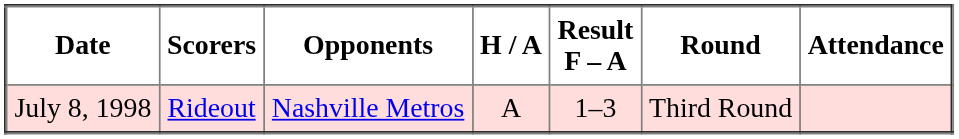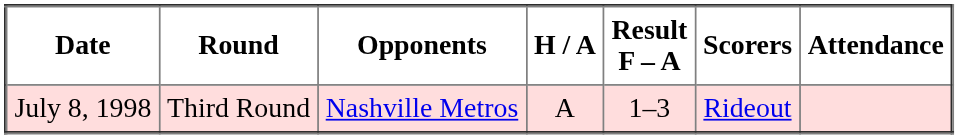columns swapped: (721, 45) <-> (212, 45)
